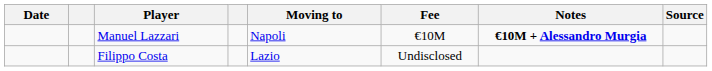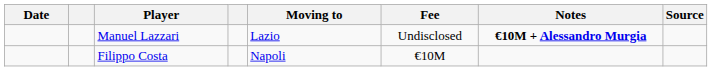(268, 35) Napoli -> (265, 35) Lazio
(430, 35) €10M -> (430, 35) Undisclosed
(265, 55) Lazio -> (268, 55) Napoli
(430, 55) Undisclosed -> (430, 55) €10M
